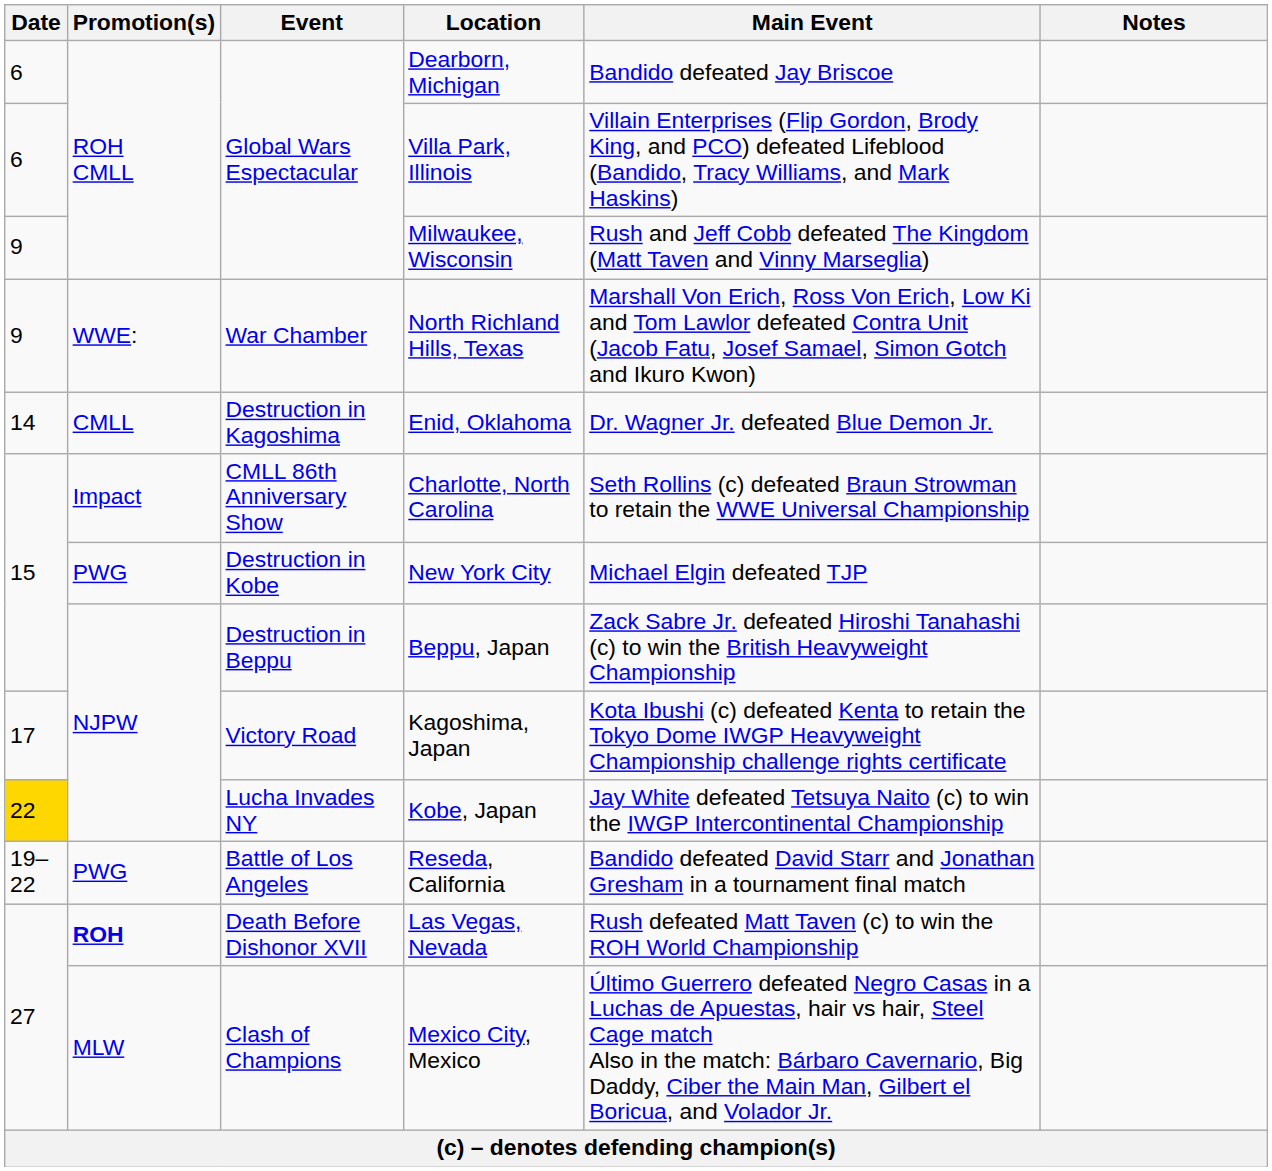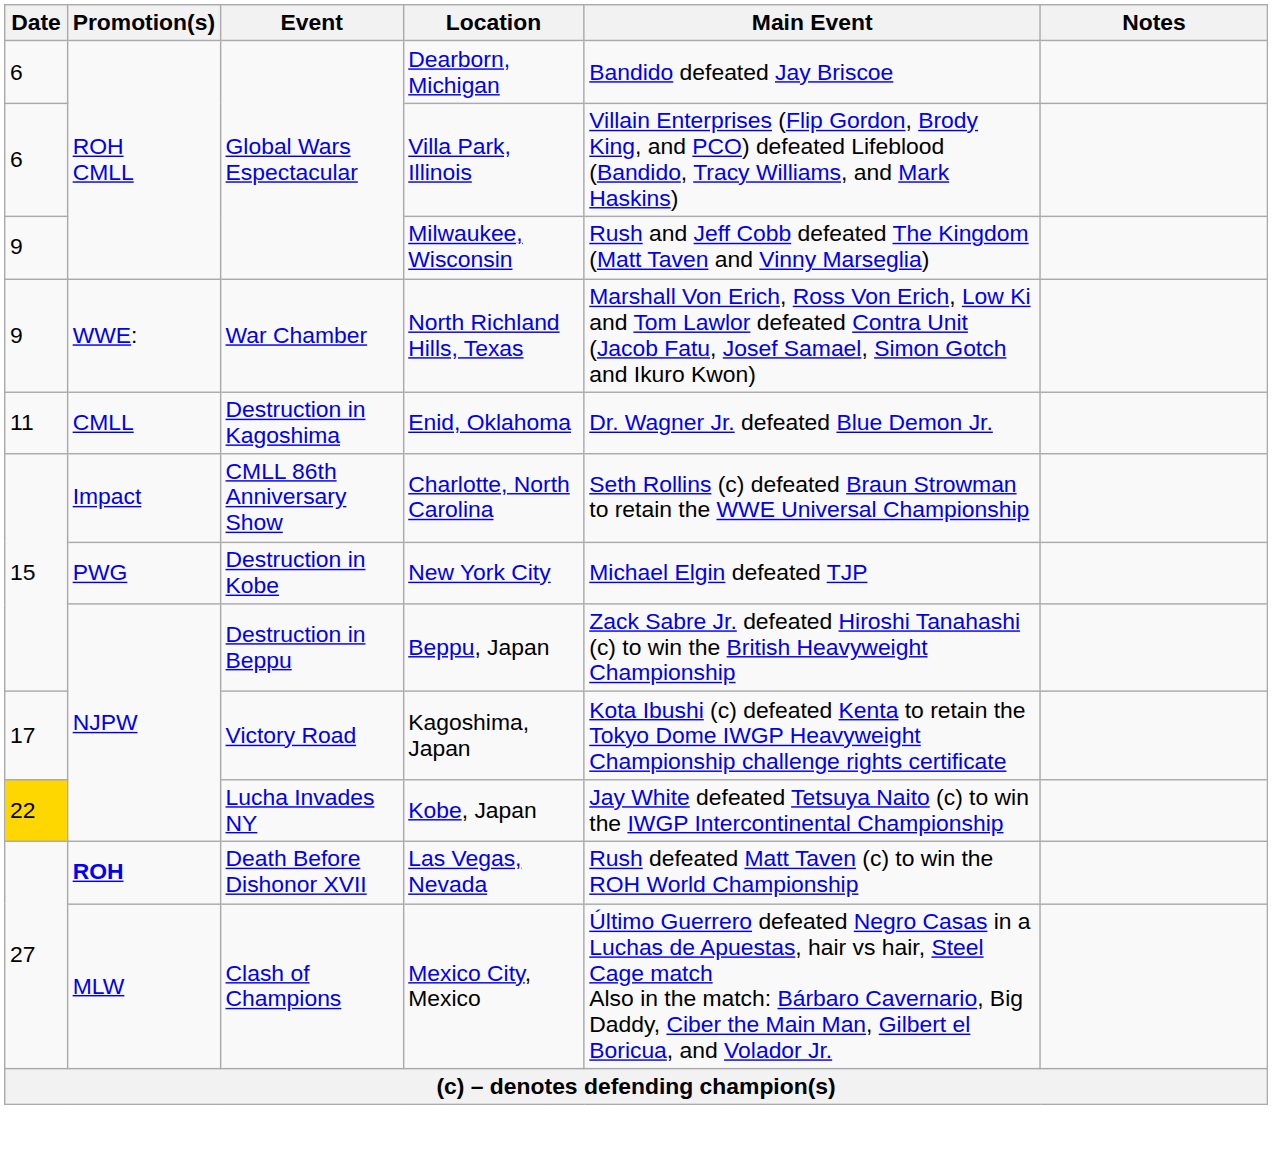(23, 422) 14 -> (22, 422) 11
- row: (457, 872)
